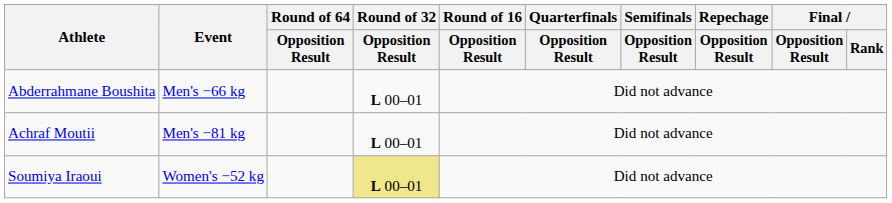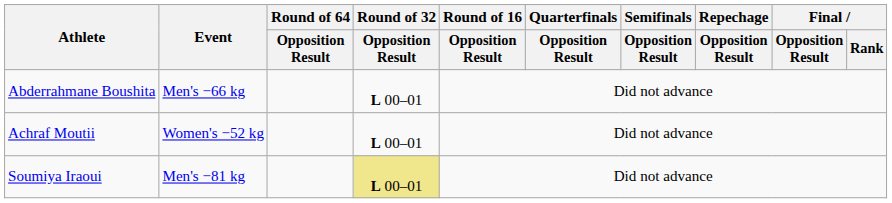(204, 134) Men's −81 kg -> (213, 134) Women's −52 kg
(213, 177) Women's −52 kg -> (204, 177) Men's −81 kg
